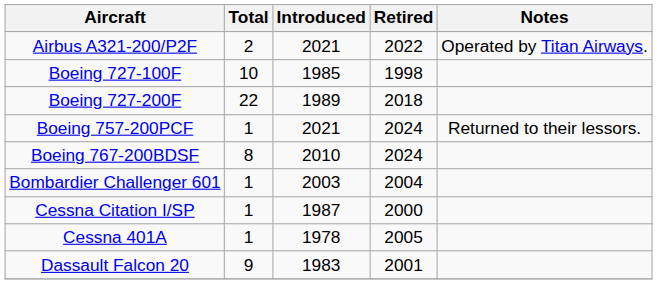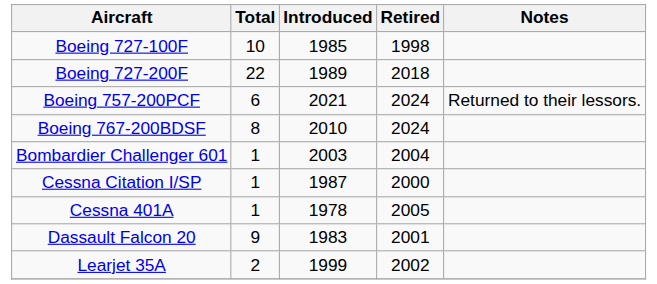- row: (115, 45)
(249, 127) 1 -> (255, 100) 6
+ row: (122, 264)
